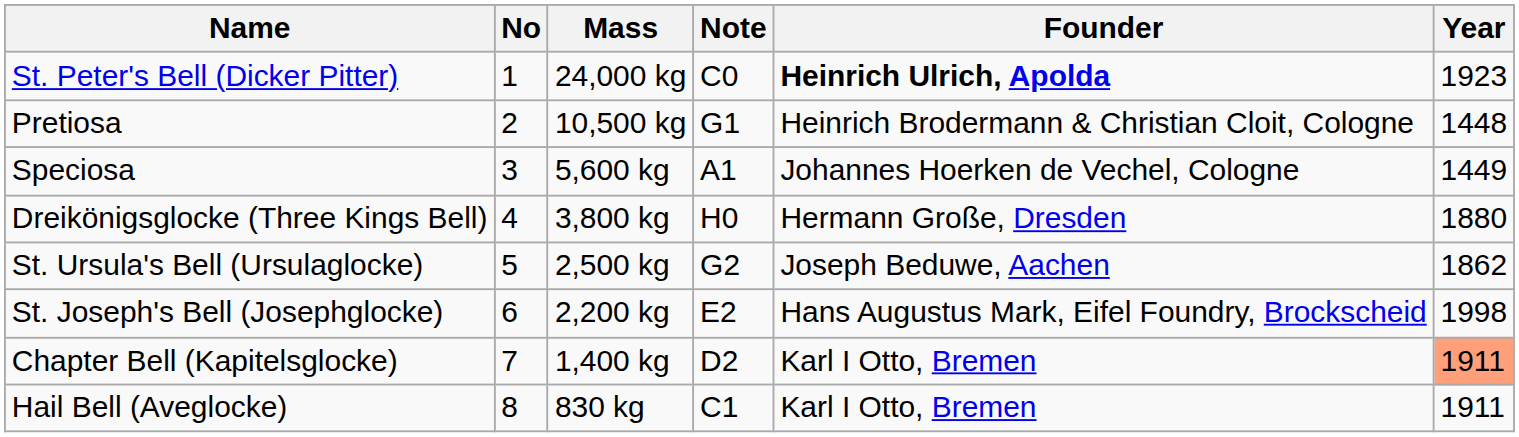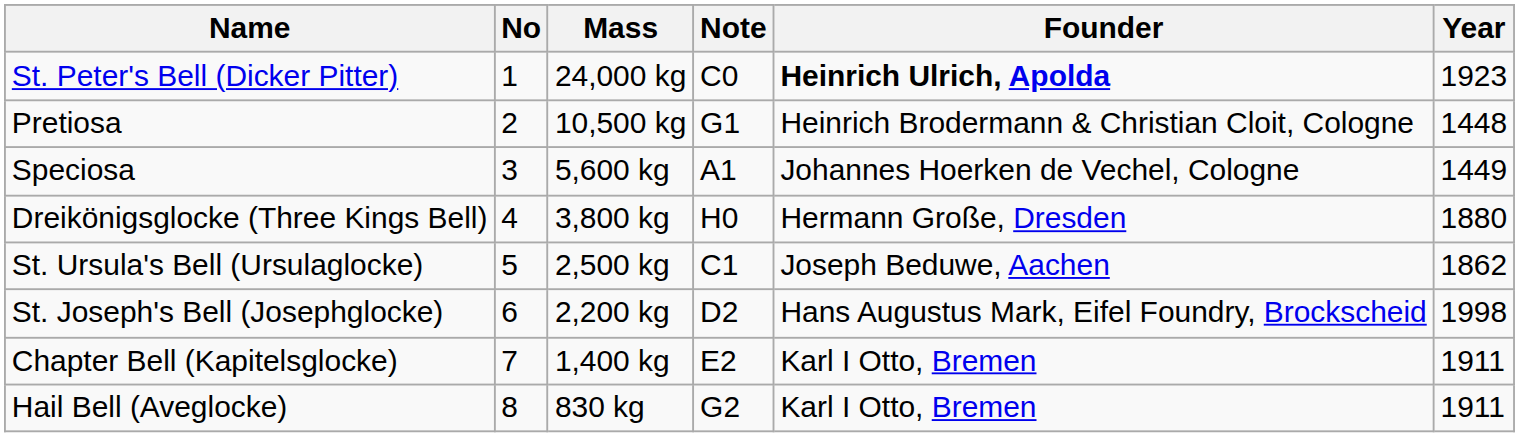(720, 265) G2 -> (719, 265) C1
(718, 312) E2 -> (719, 312) D2
(719, 360) D2 -> (718, 360) E2
(1473, 360) lightsalmon background -> (1473, 360) no background
(719, 407) C1 -> (720, 407) G2
